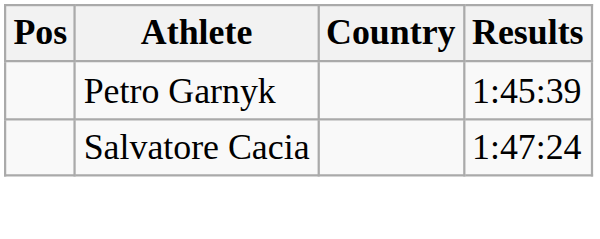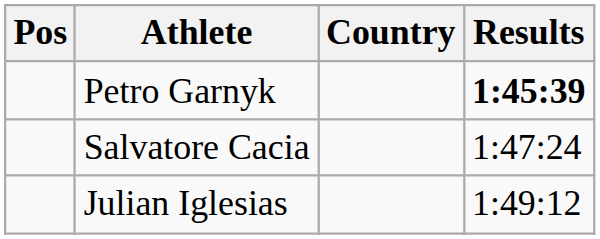(527, 89) normal -> (529, 89) bold
+ row: (186, 203)
